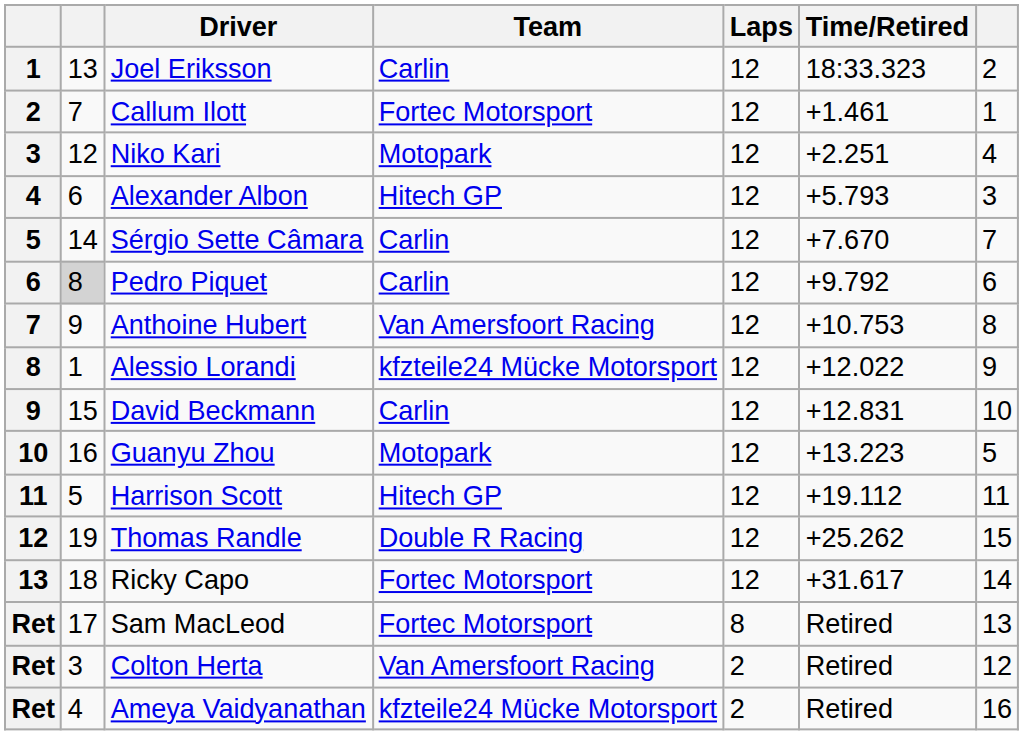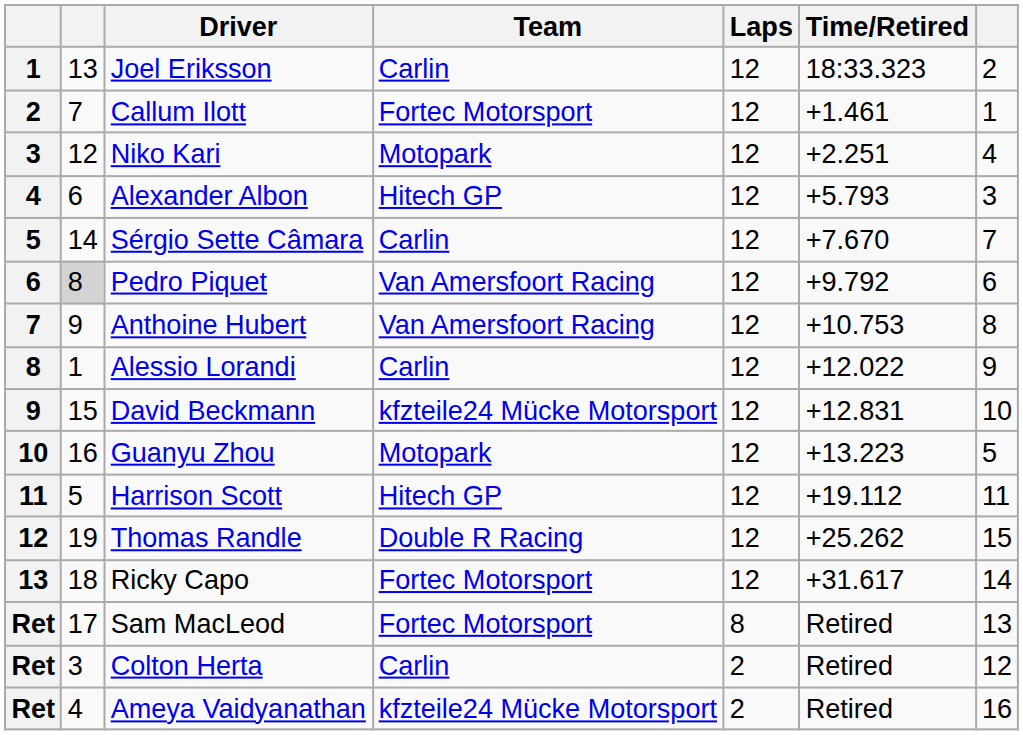(414, 282) Carlin -> (517, 282) Van Amersfoort Racing
(548, 367) kfzteile24 Mücke Motorsport -> (414, 367) Carlin
(414, 410) Carlin -> (548, 410) kfzteile24 Mücke Motorsport
(517, 666) Van Amersfoort Racing -> (414, 666) Carlin
